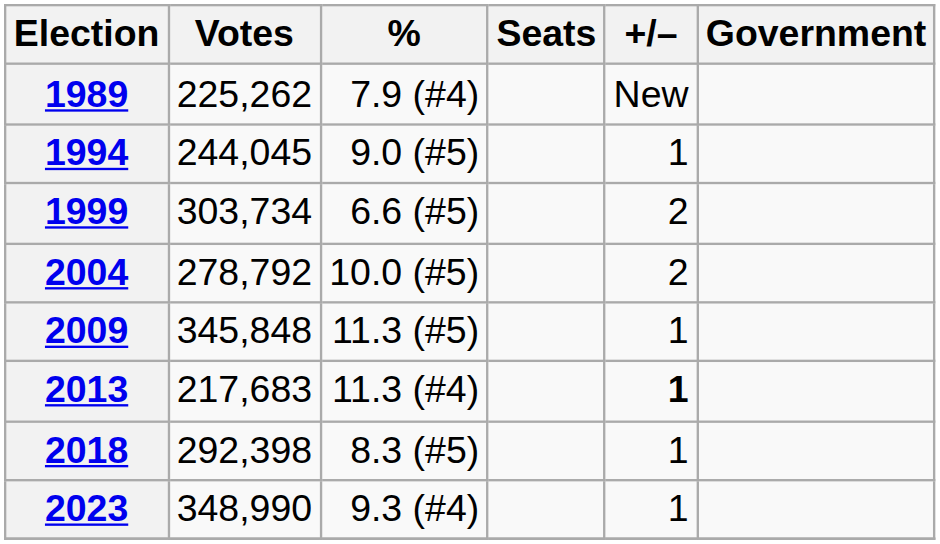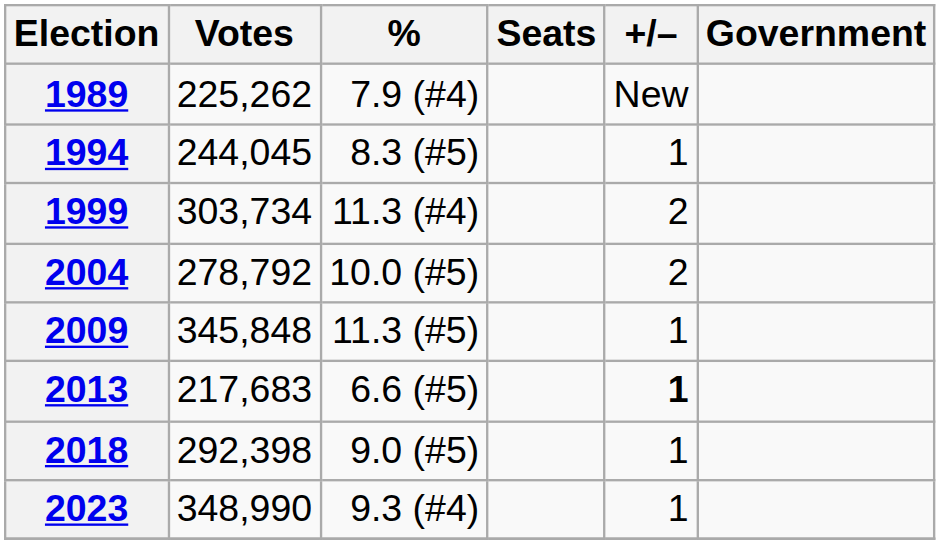(415, 152) 9.0 (#5) -> (415, 152) 8.3 (#5)
(415, 212) 6.6 (#5) -> (406, 212) 11.3 (#4)
(406, 390) 11.3 (#4) -> (415, 390) 6.6 (#5)
(415, 449) 8.3 (#5) -> (415, 449) 9.0 (#5)
